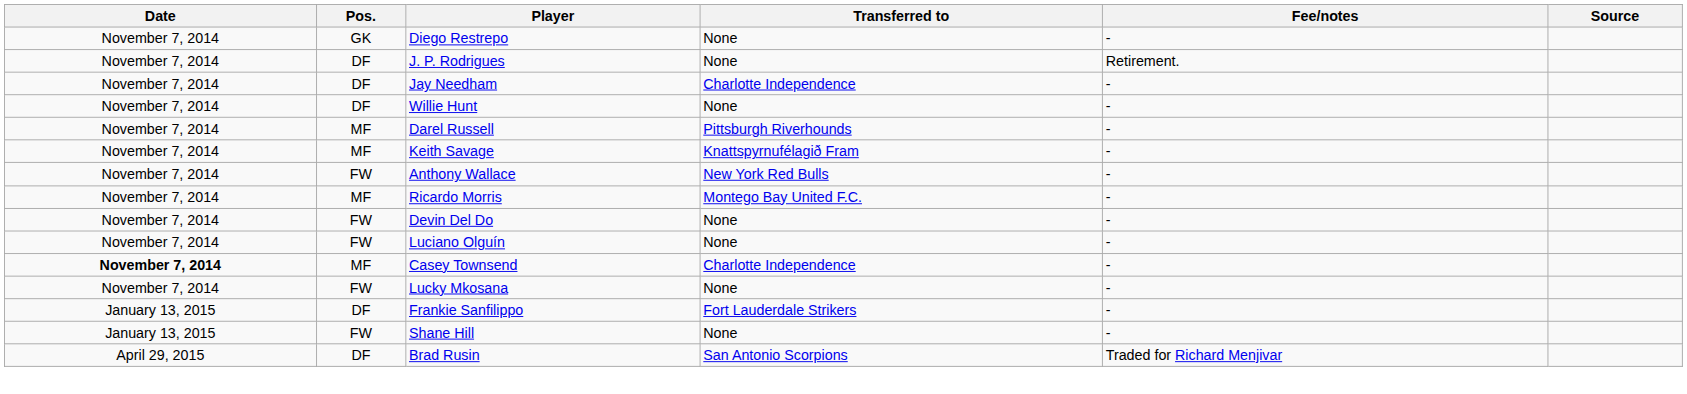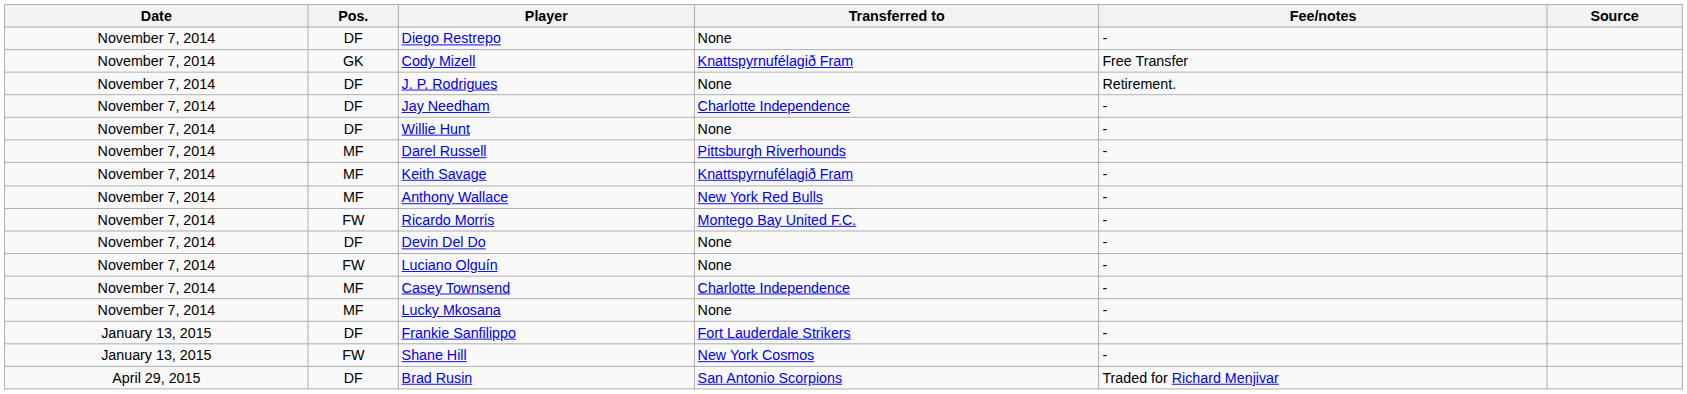(361, 39) GK -> (353, 39) DF
+ row: (439, 61)
(361, 174) FW -> (353, 197) MF
(361, 197) MF -> (353, 220) FW
(361, 220) FW -> (353, 242) DF
(160, 265) bold -> (156, 287) normal
(361, 287) FW -> (353, 310) MF
(720, 333) None -> (756, 355) New York Cosmos
